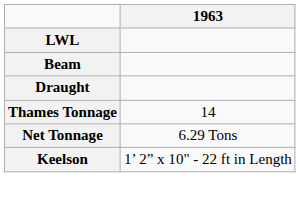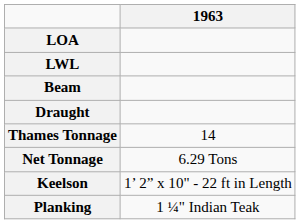+ row: (62, 40)
+ row: (62, 207)
